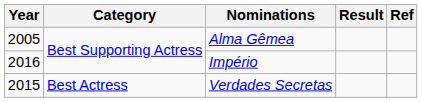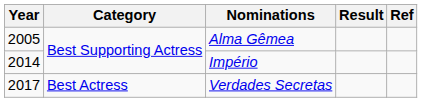(24, 62) 2016 -> (24, 62) 2014
(24, 85) 2015 -> (24, 85) 2017
